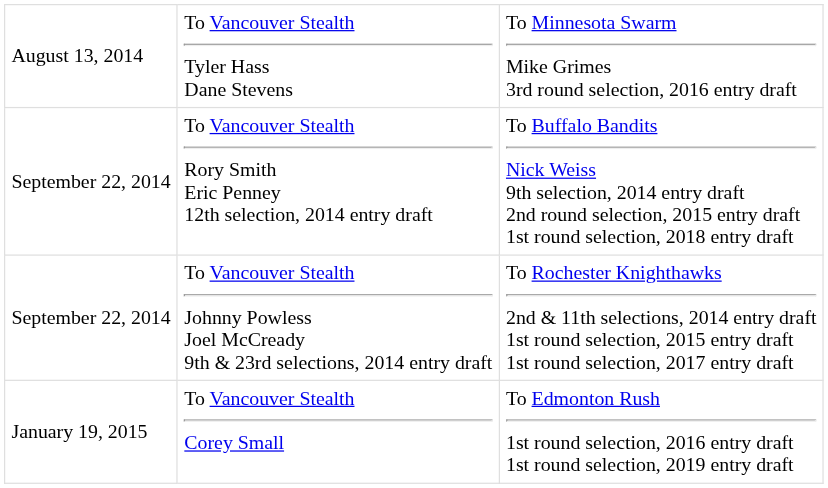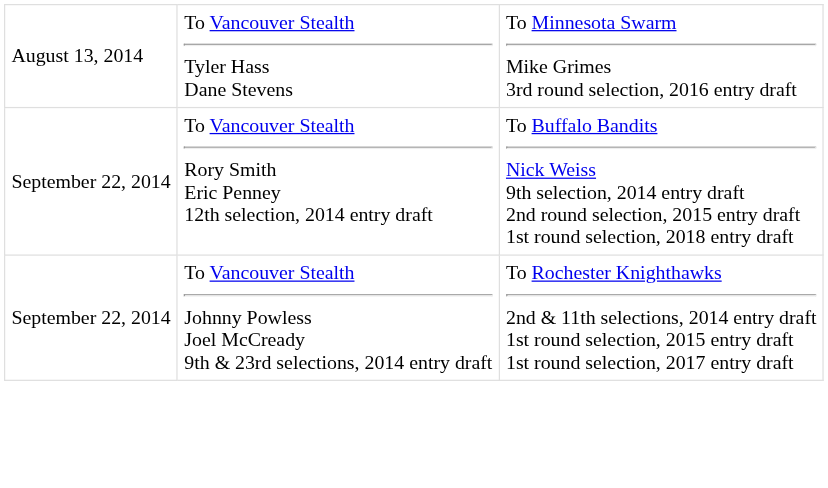- row: (338, 420)
